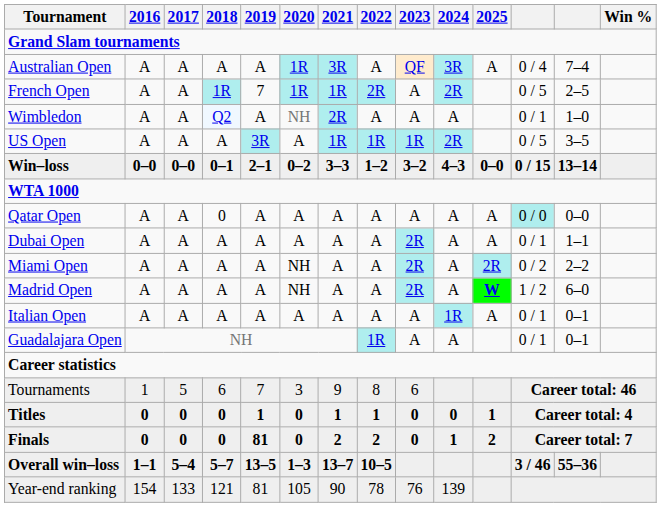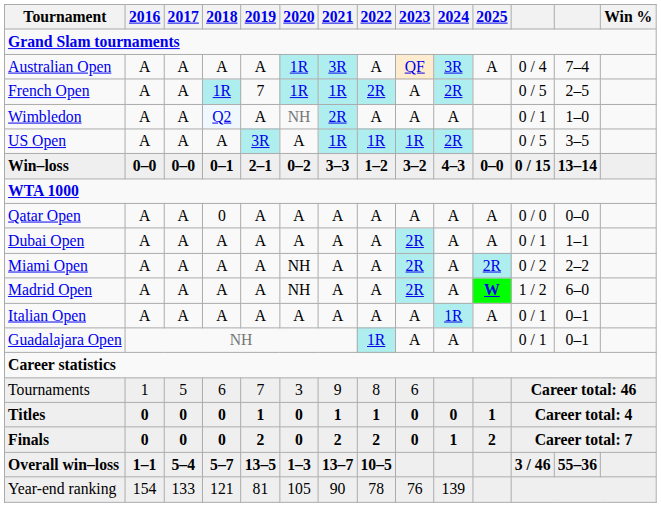(533, 215) paleturquoise background -> (533, 215) no background
(260, 439) 81 -> (260, 439) 2
